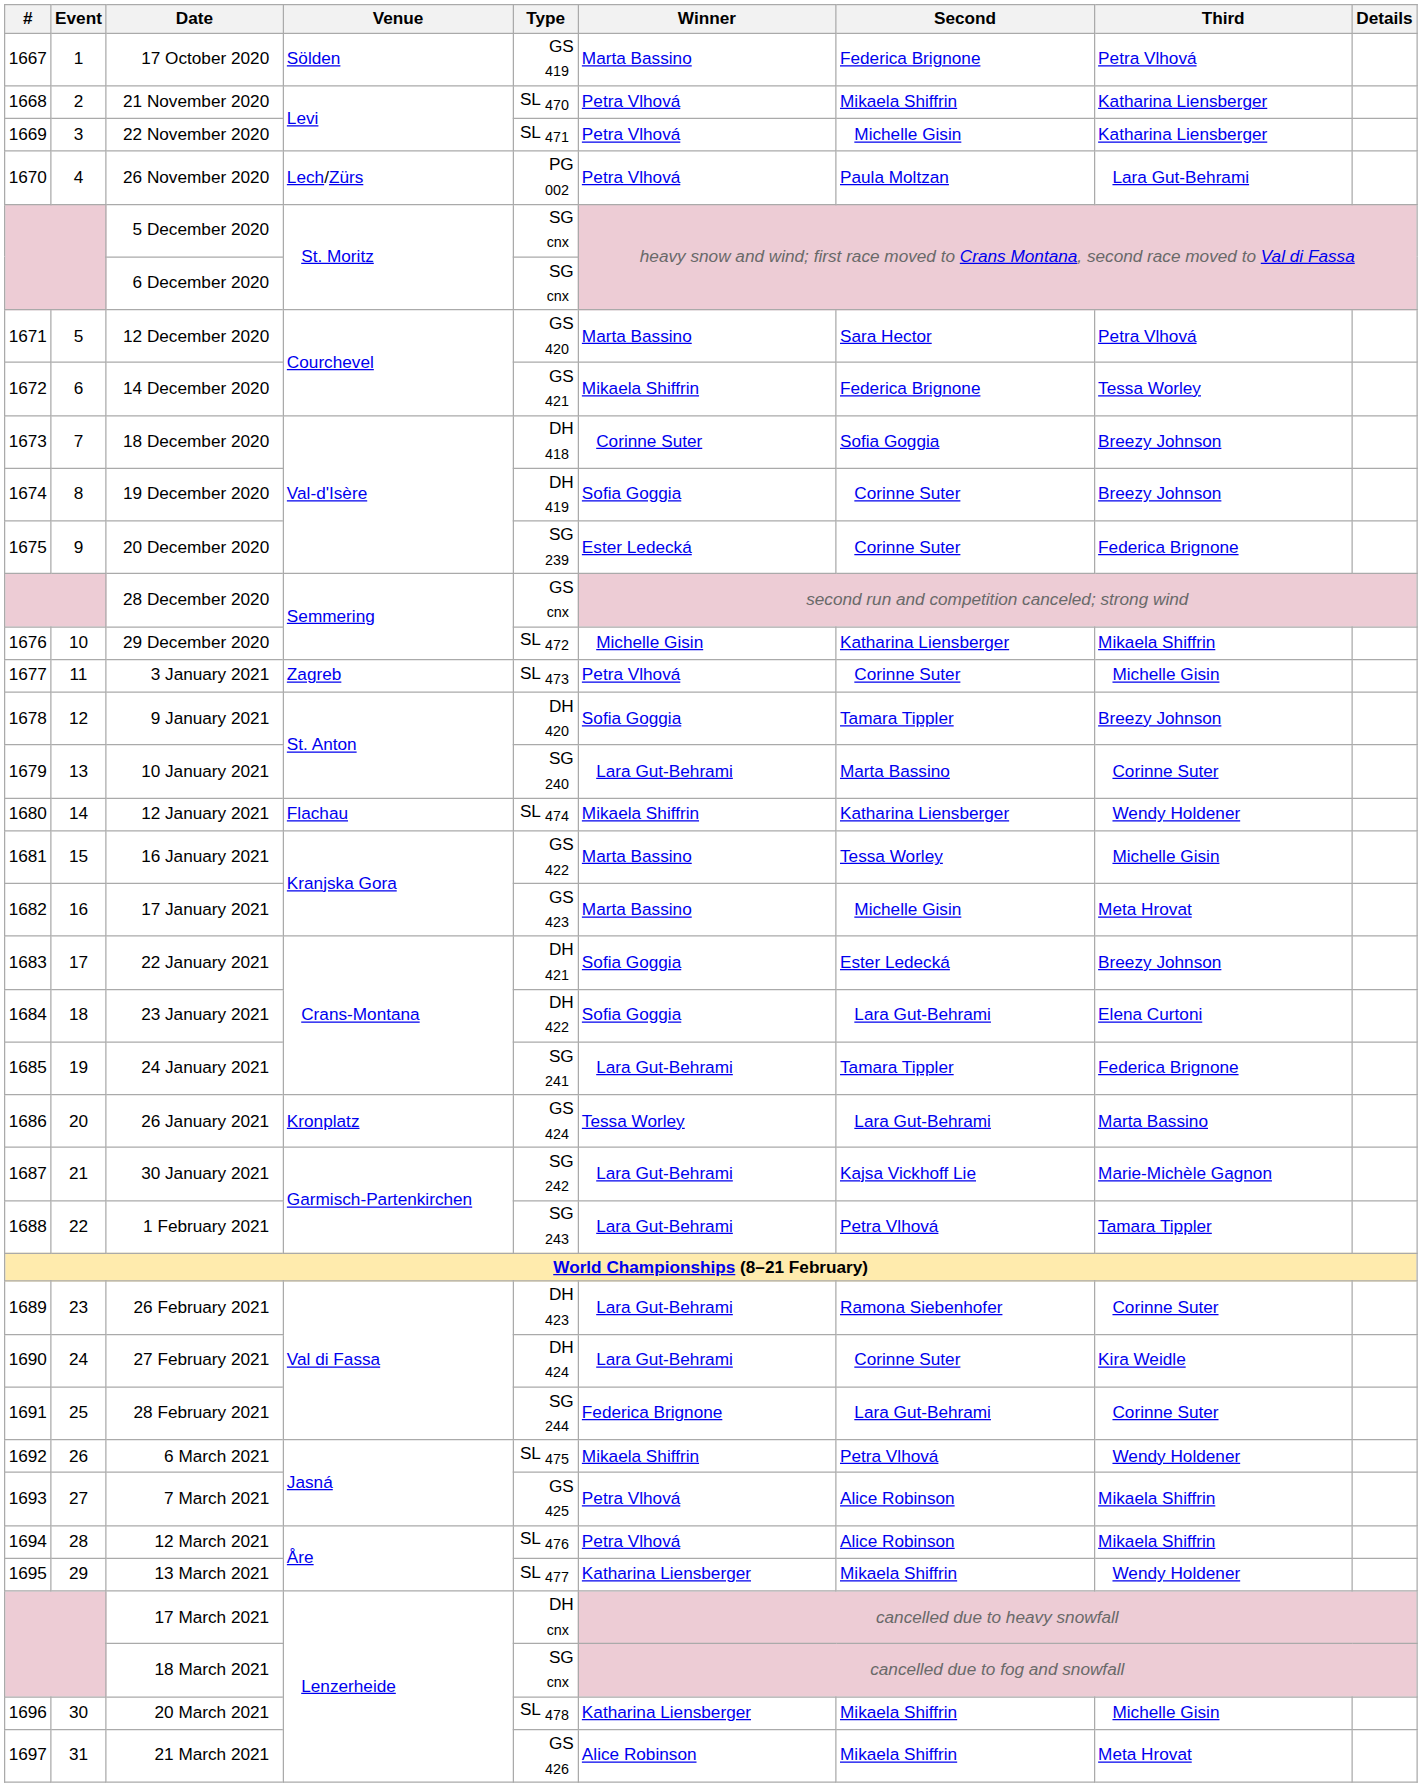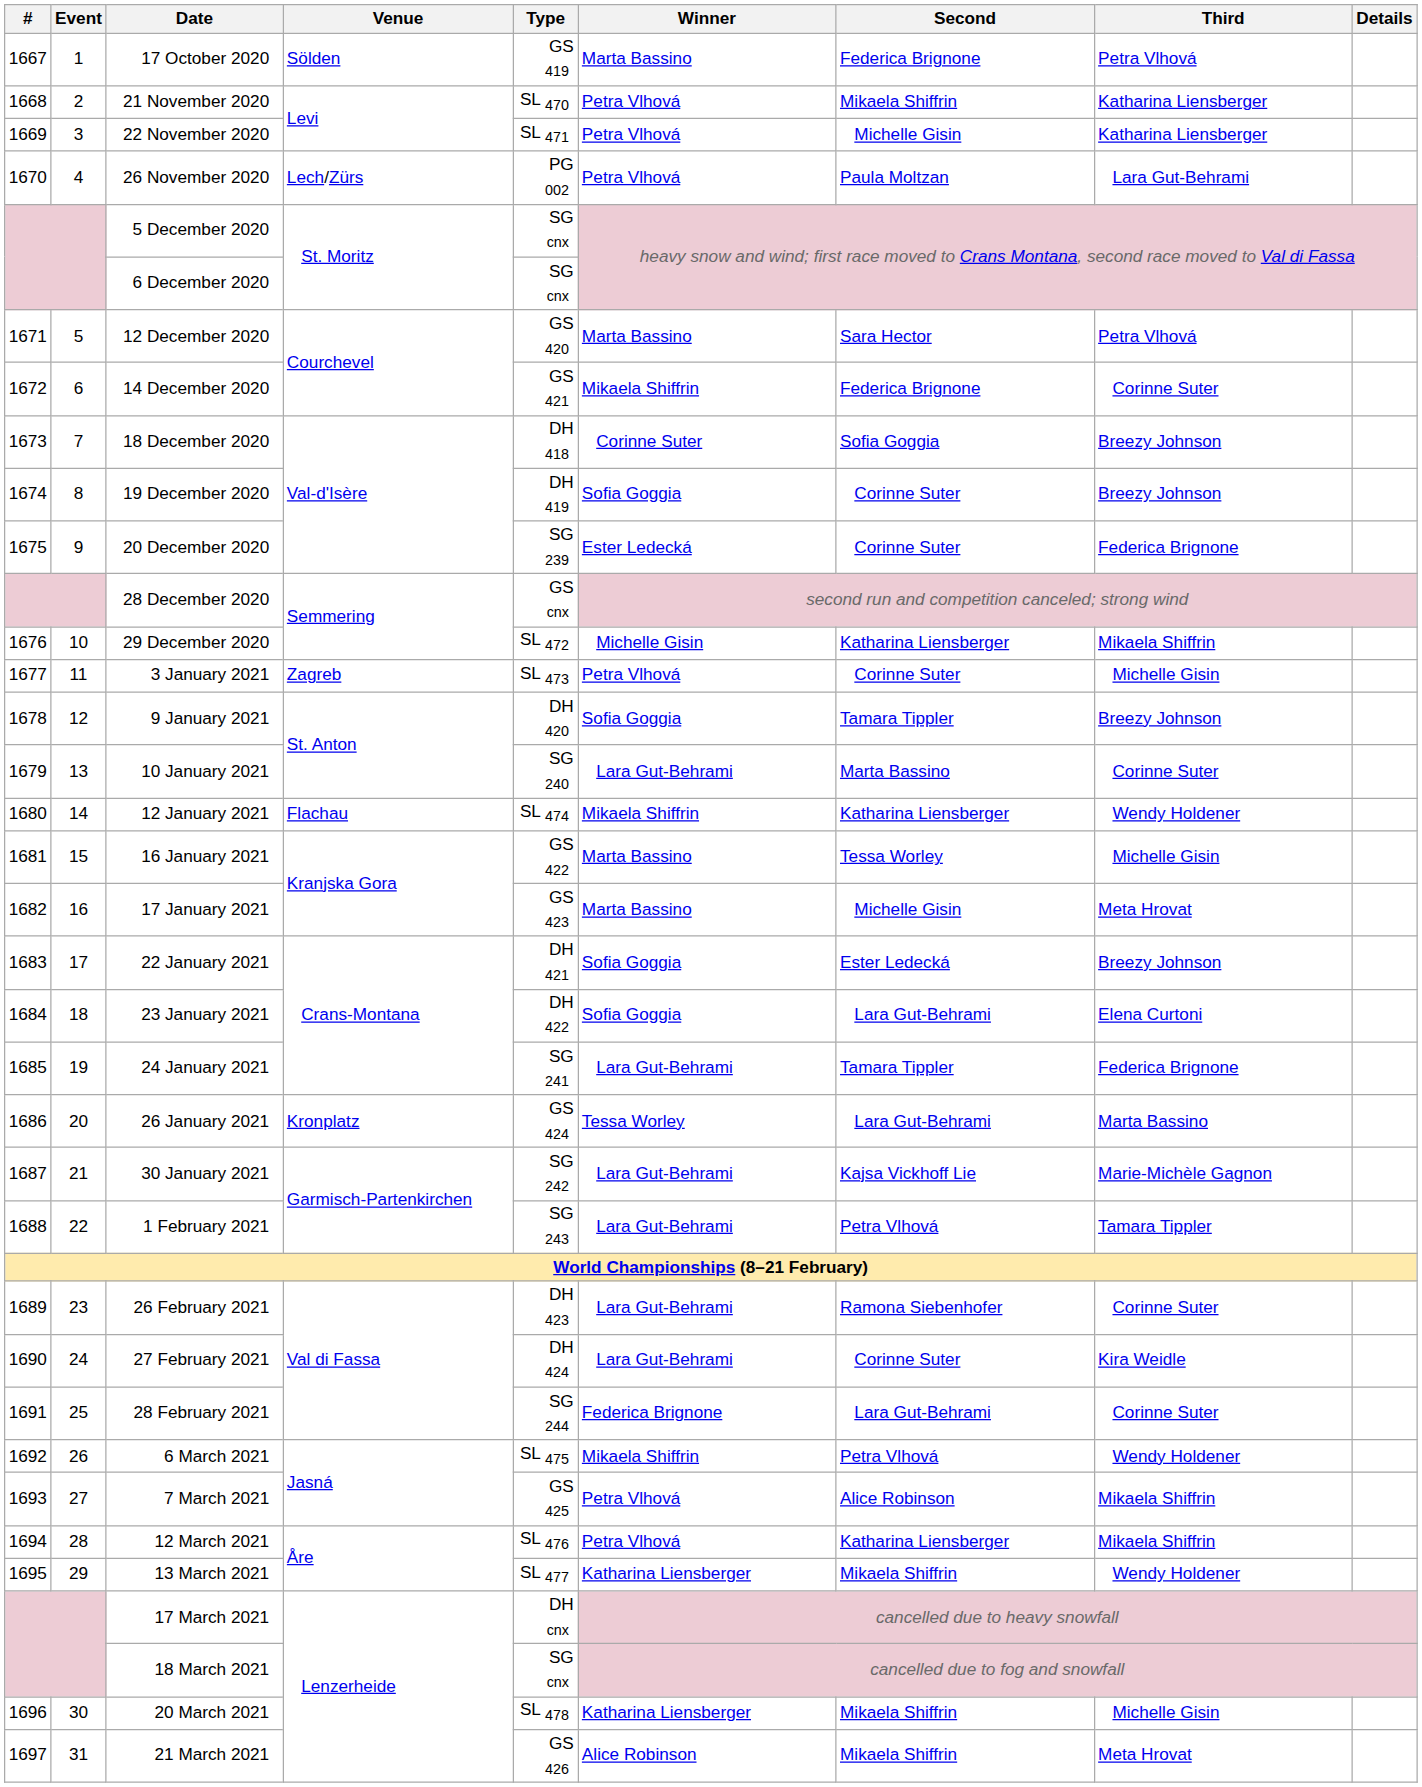(1150, 388) Tessa Worley -> (1158, 388) Corinne Suter
(897, 1541) Alice Robinson -> (925, 1541) Katharina Liensberger
